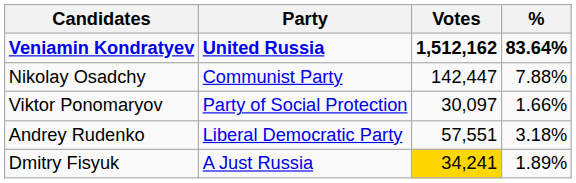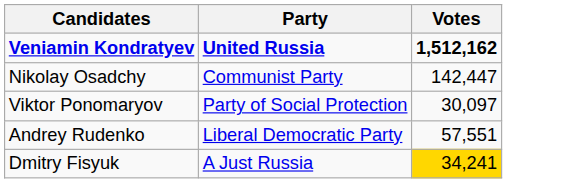- column: (536, 18)
